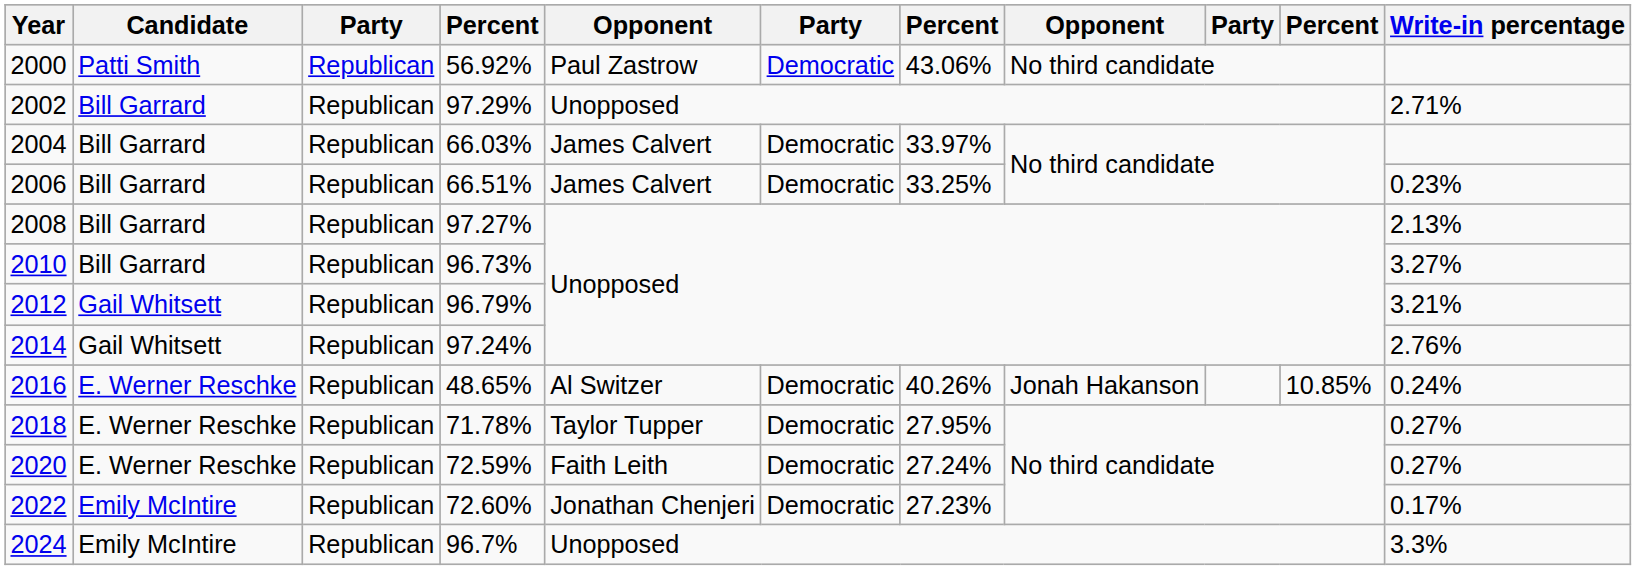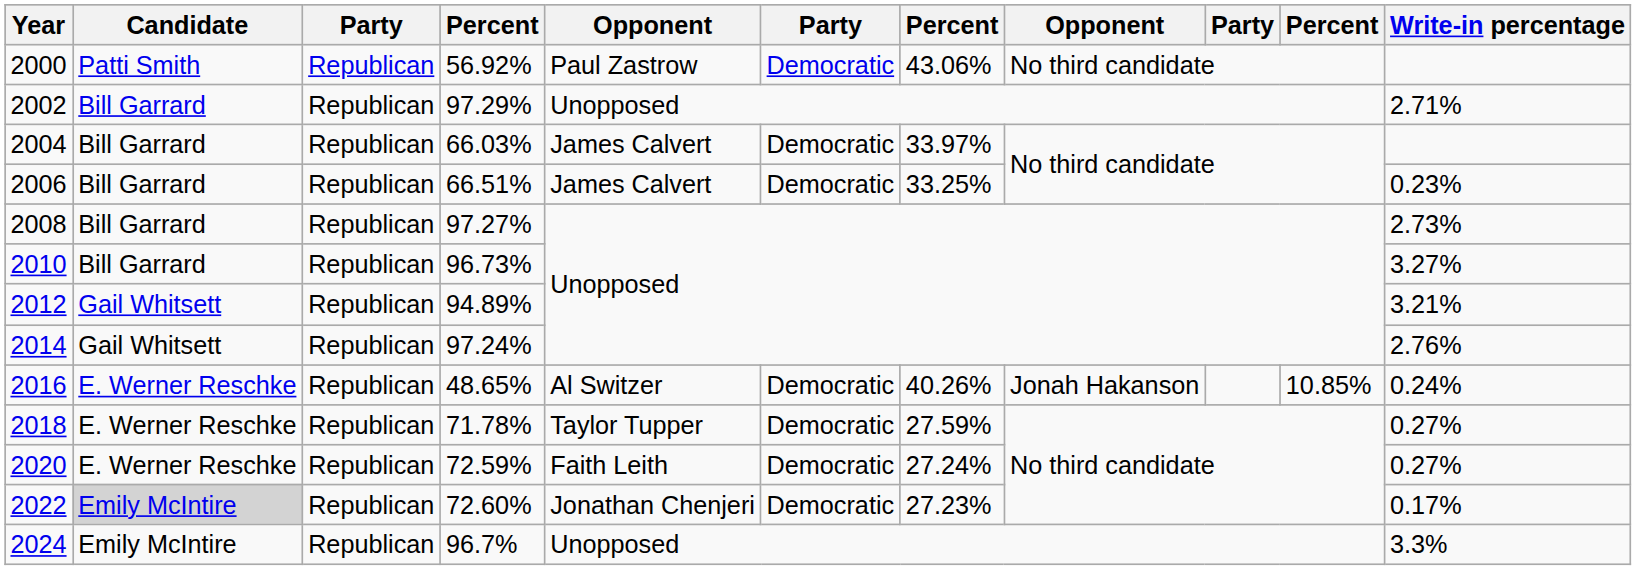(1426, 225) 2.13% -> (1426, 225) 2.73%
(489, 304) 96.79% -> (489, 304) 94.89%
(949, 424) 27.95% -> (949, 424) 27.59%
(157, 504) no background -> (157, 504) lightgrey background
